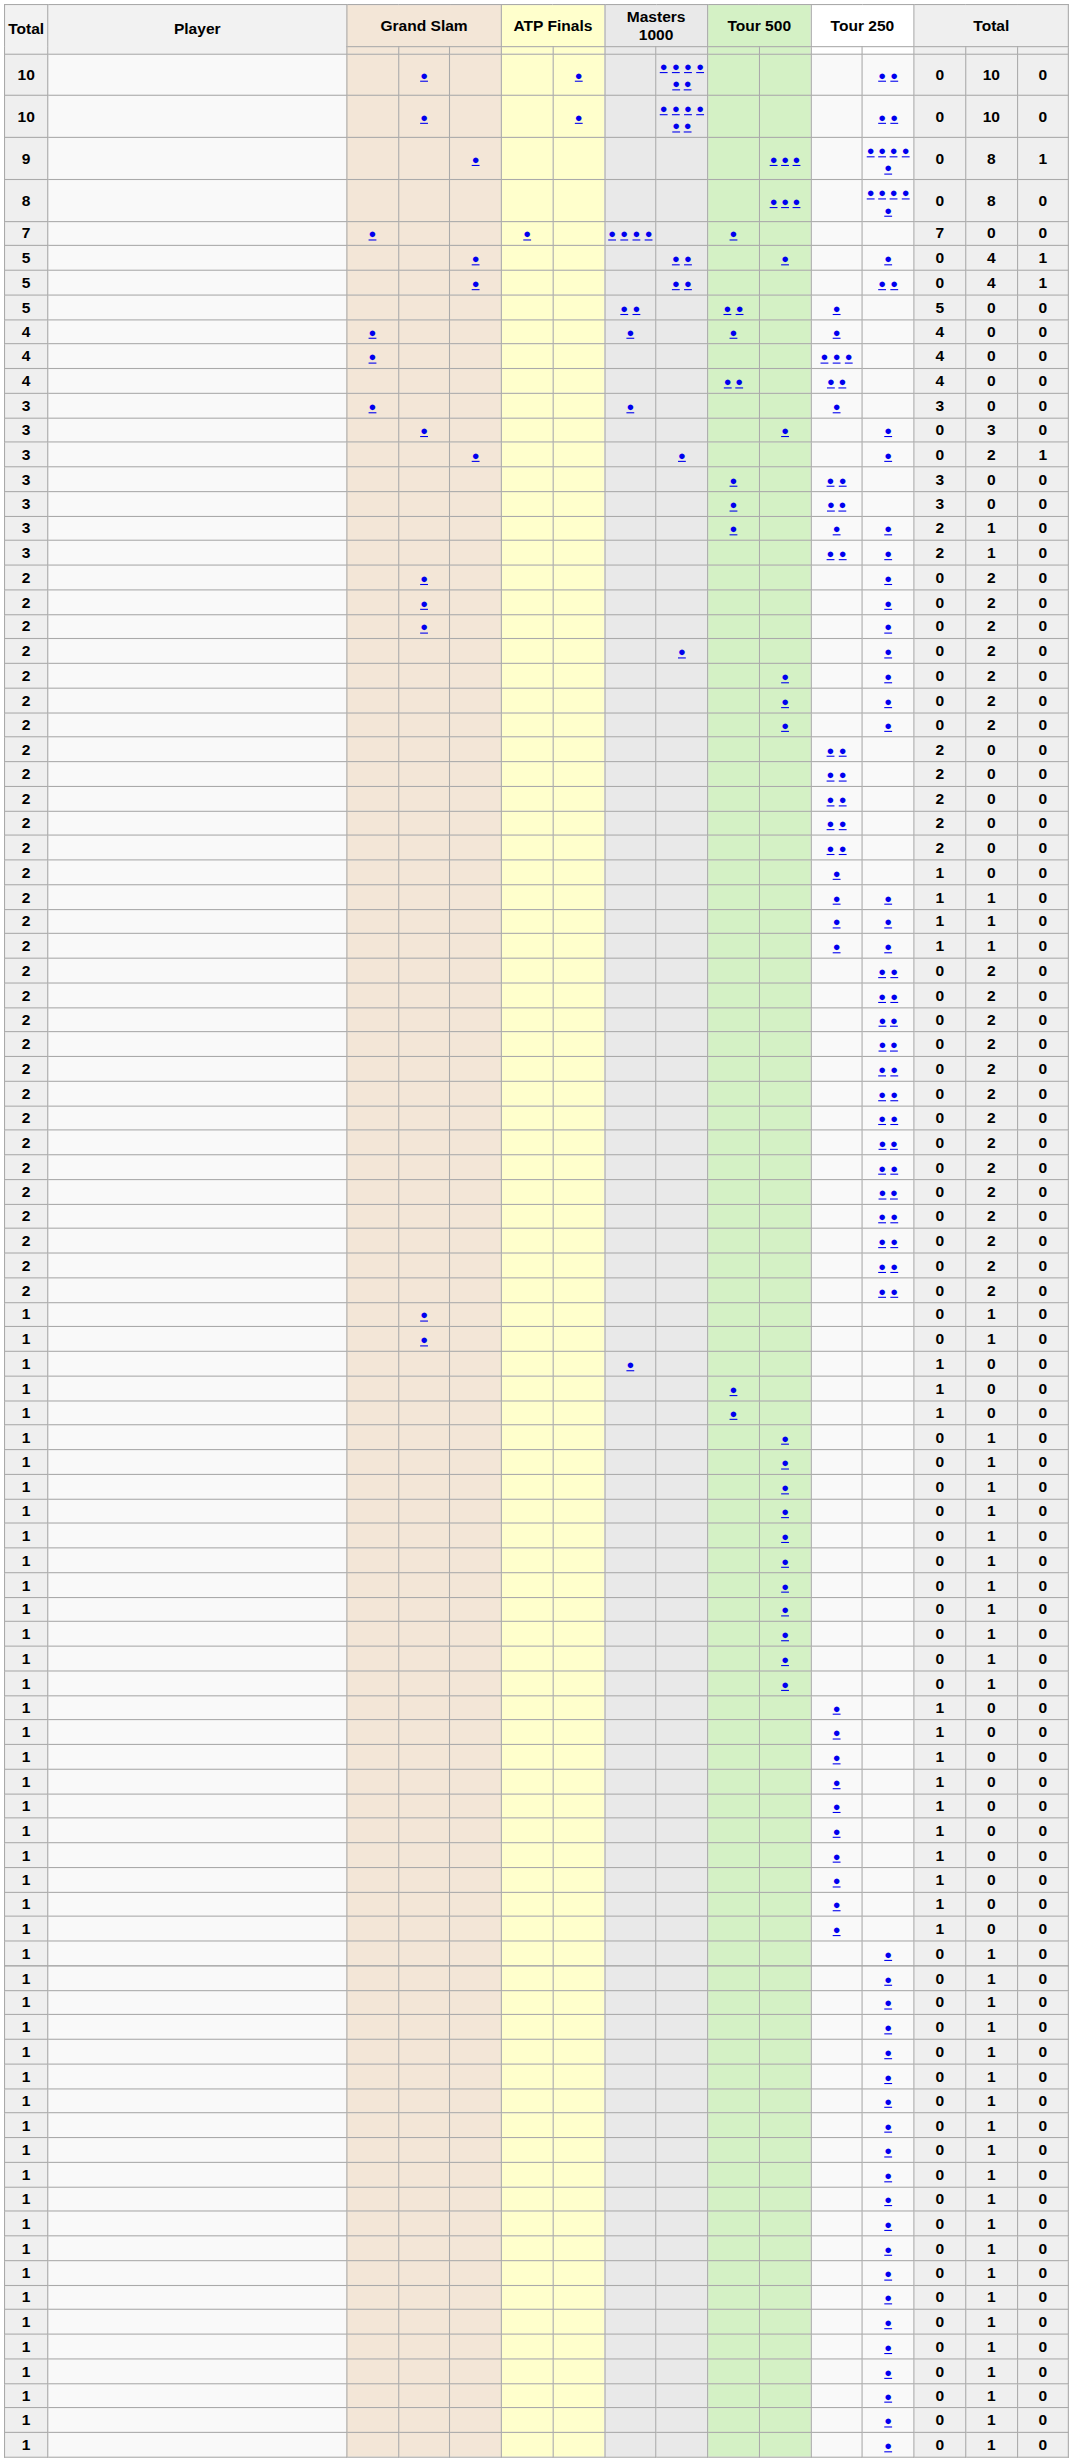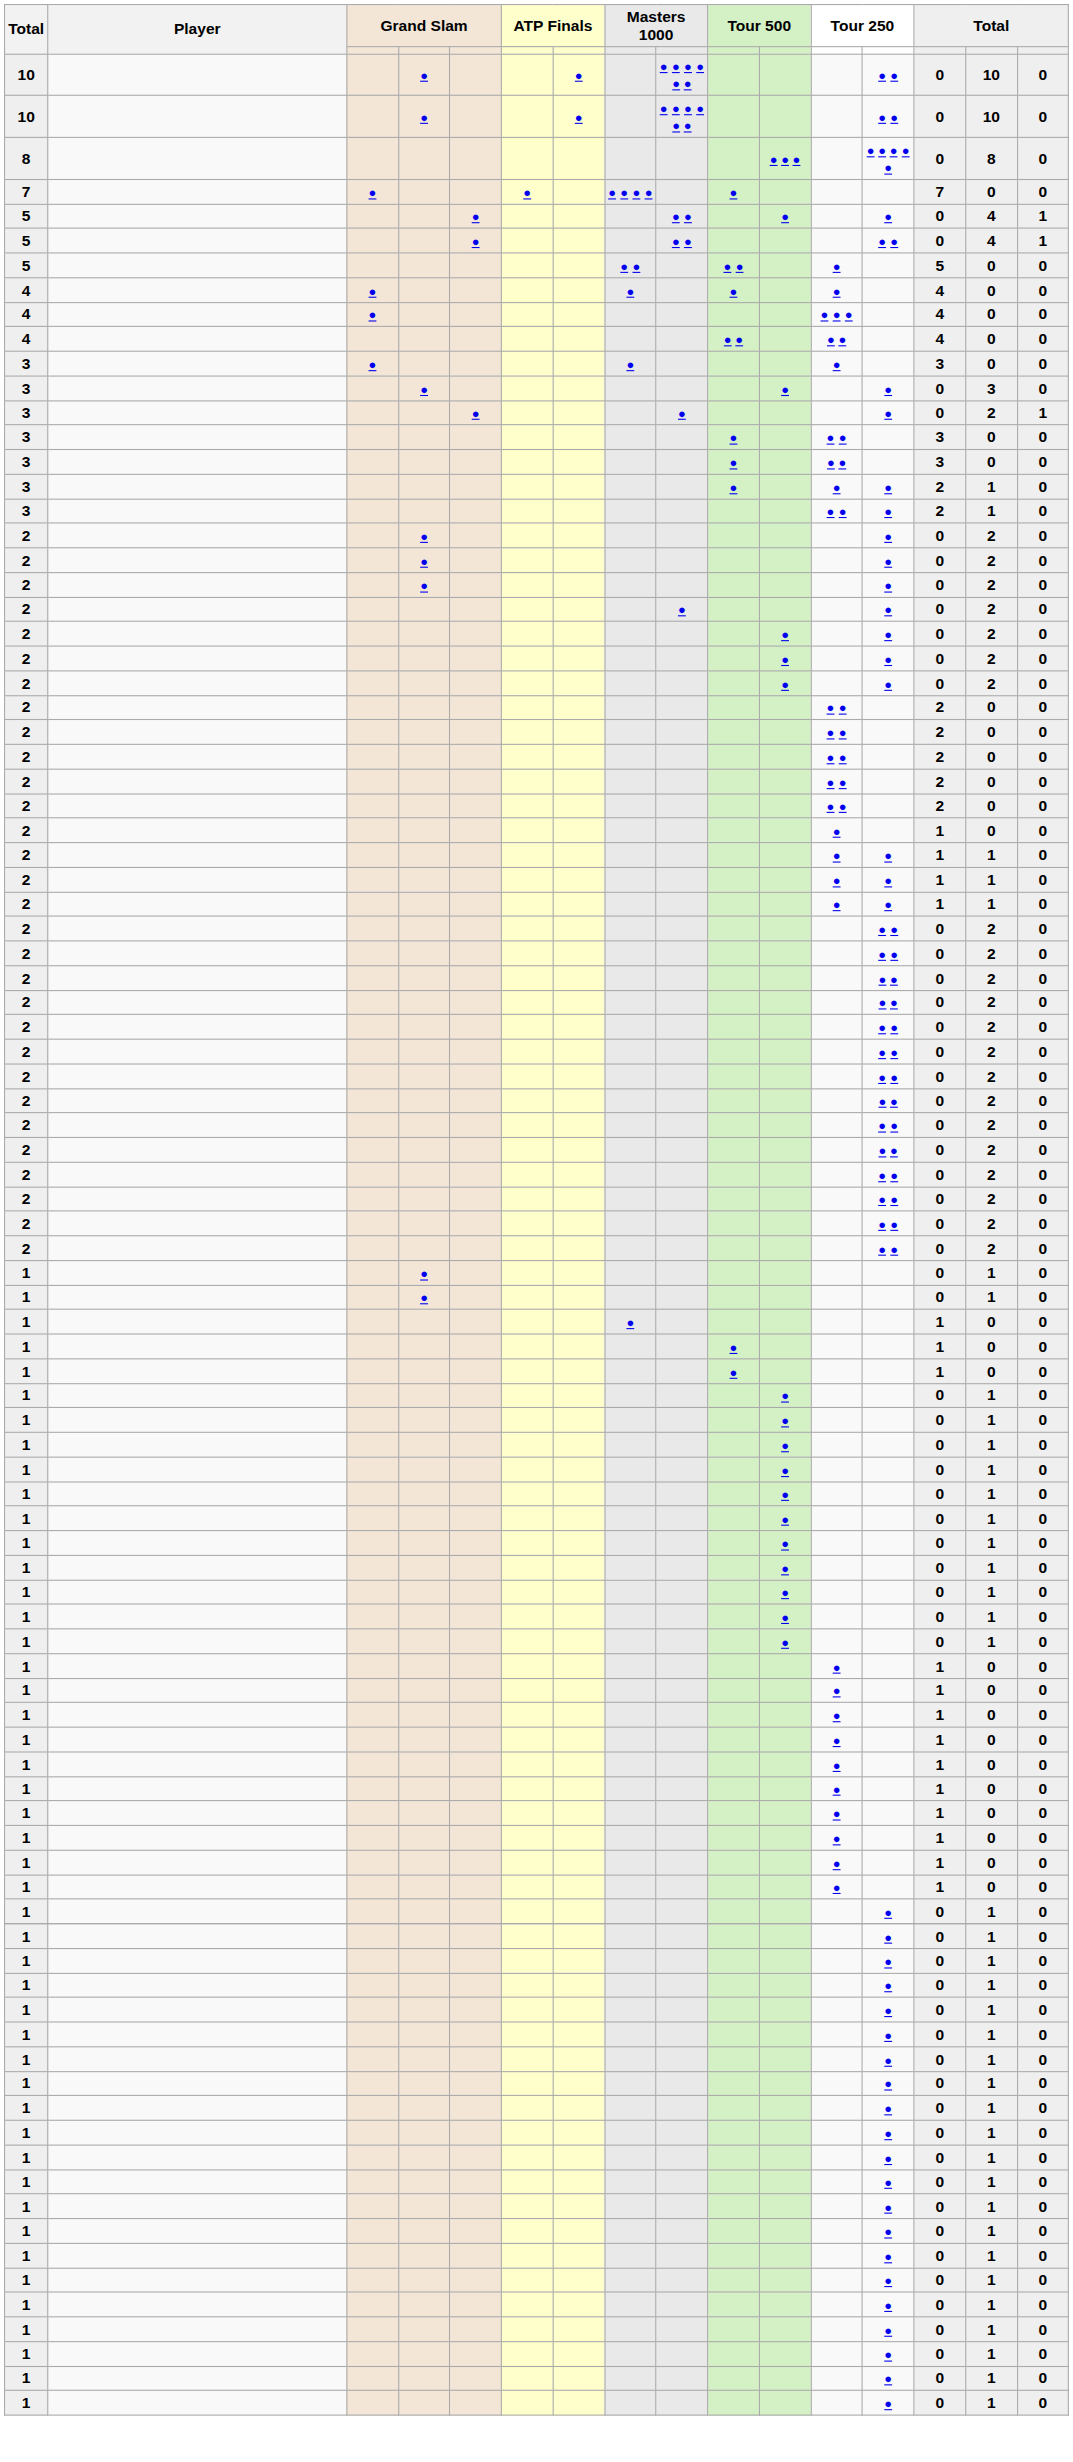- row: (26, 159)
